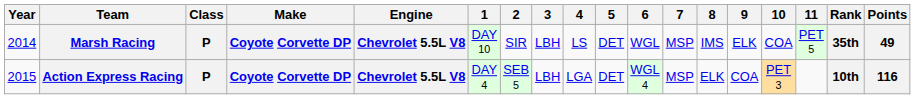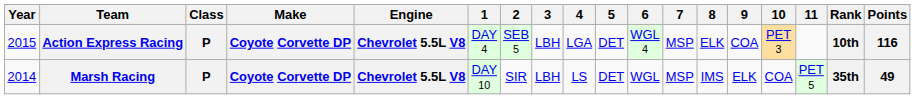rows swapped: (113, 42) <-> (113, 76)
